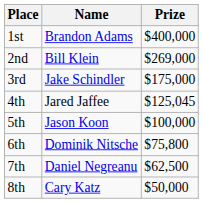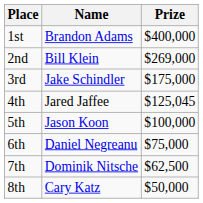(91, 144) Dominik Nitsche -> (91, 144) Daniel Negreanu
(166, 144) $75,800 -> (166, 144) $75,000
(91, 166) Daniel Negreanu -> (91, 166) Dominik Nitsche
